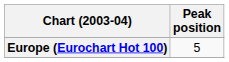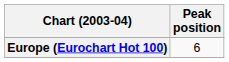(197, 47) 5 -> (197, 47) 6
